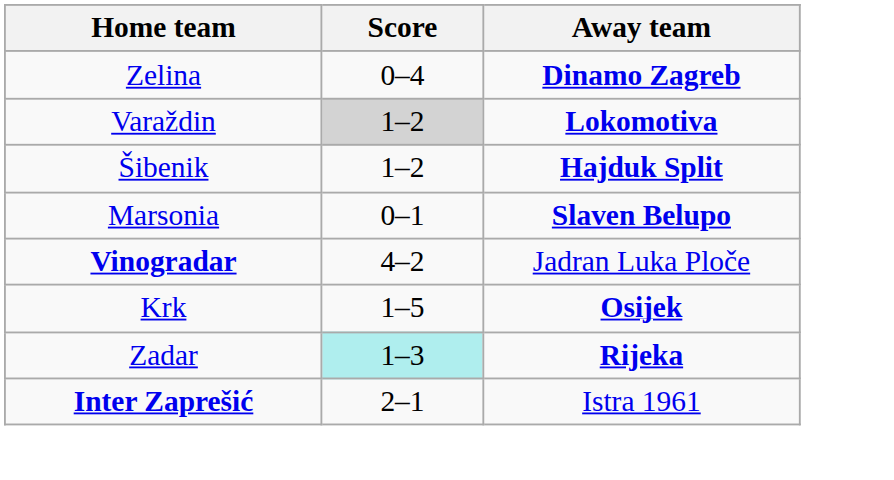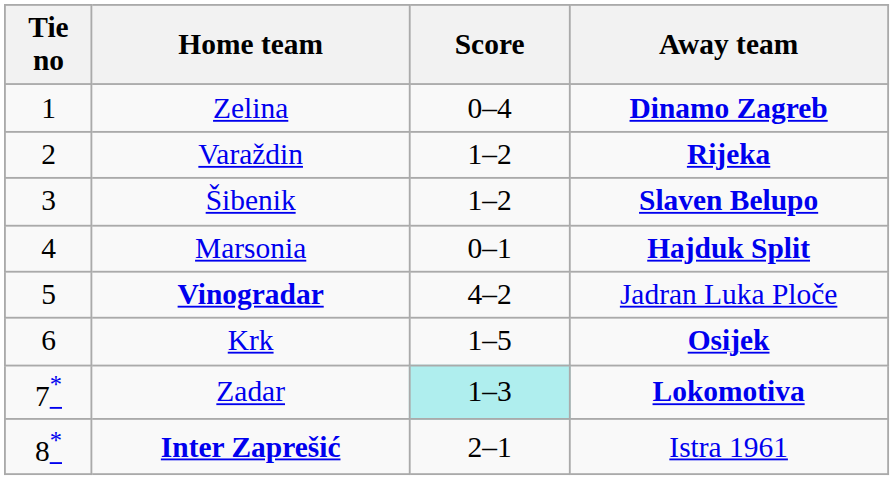+ column: (49, 44)
(402, 121) lightgrey background -> (490, 154) no background
(641, 121) Lokomotiva -> (729, 154) Rijeka
(641, 167) Hajduk Split -> (729, 201) Slaven Belupo
(641, 214) Slaven Belupo -> (729, 247) Hajduk Split
(641, 354) Rijeka -> (729, 391) Lokomotiva
